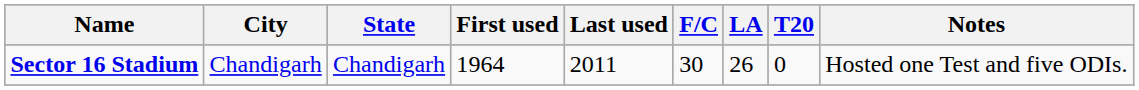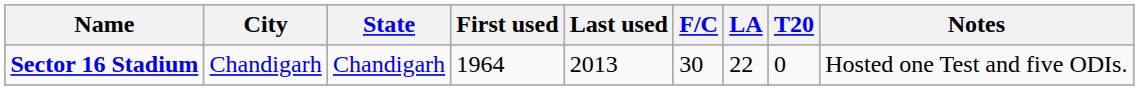(593, 64) 2011 -> (594, 64) 2013
(741, 64) 26 -> (741, 64) 22
